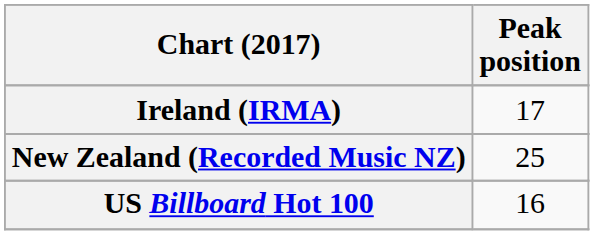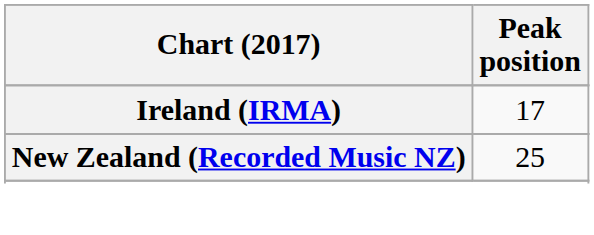- row: (239, 204)
